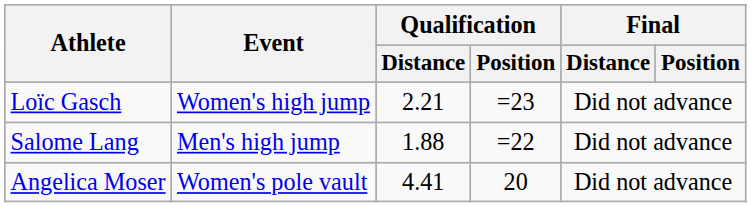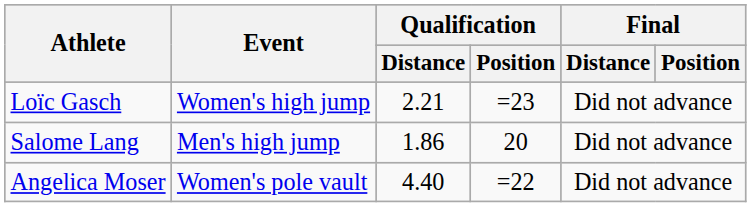(423, 142) 1.88 -> (423, 142) 1.86
(516, 142) =22 -> (516, 142) 20
(423, 182) 4.41 -> (423, 182) 4.40
(516, 182) 20 -> (516, 182) =22
